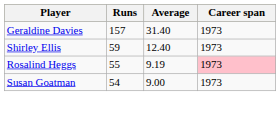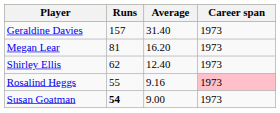+ row: (33, 47)
(114, 47) 59 -> (114, 64) 62
(155, 64) 9.19 -> (155, 82) 9.16
(114, 82) normal -> (114, 99) bold
